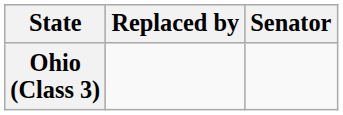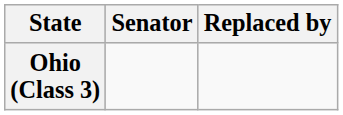columns swapped: (291, 23) <-> (175, 23)
